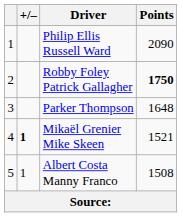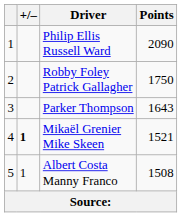(161, 79) bold -> (161, 79) normal
(161, 108) 1648 -> (161, 108) 1643
